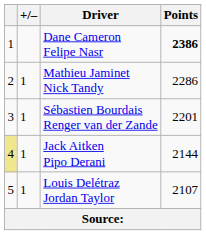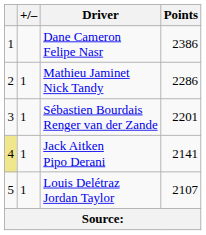(185, 44) bold -> (185, 44) normal
(185, 154) 2144 -> (185, 154) 2141
